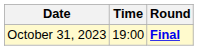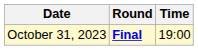columns swapped: (128, 14) <-> (170, 14)
